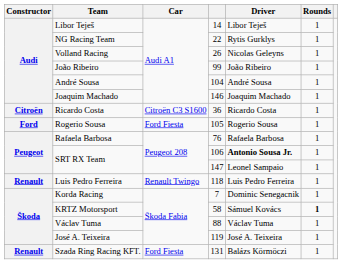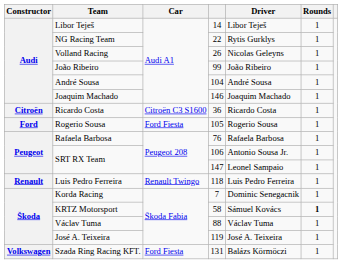(260, 152) bold -> (258, 152) normal
(29, 251) Renault -> (29, 251) Volkswagen
